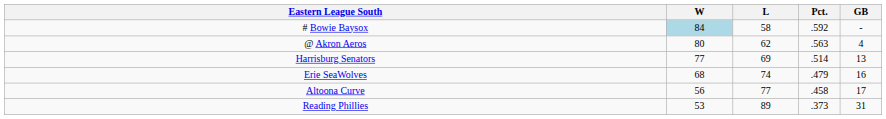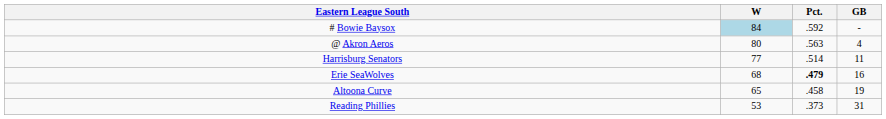- column: (766, 12)
(861, 59) 13 -> (859, 59) 11
(820, 75) normal -> (814, 75) bold
(700, 91) 56 -> (756, 91) 65
(861, 91) 17 -> (859, 91) 19
